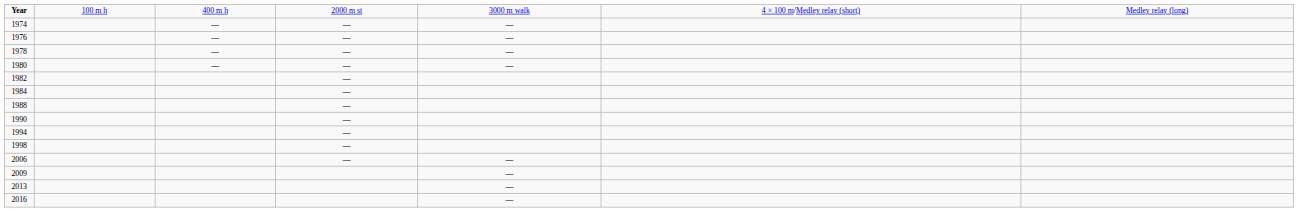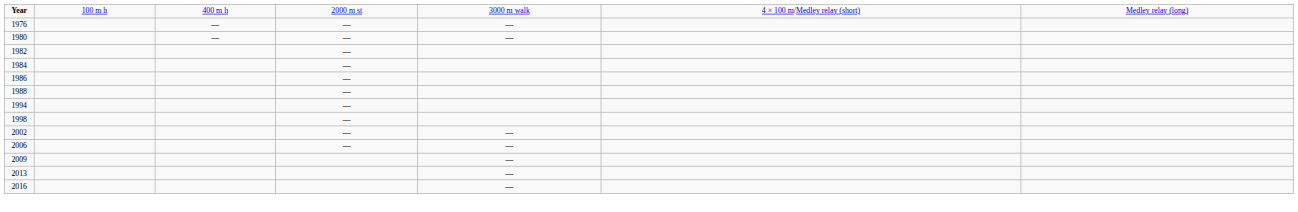- row: (19, 24)
- row: (19, 51)
+ row: (19, 78)
- row: (19, 119)
+ row: (19, 132)
